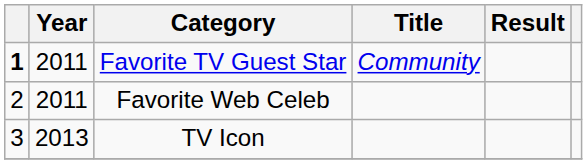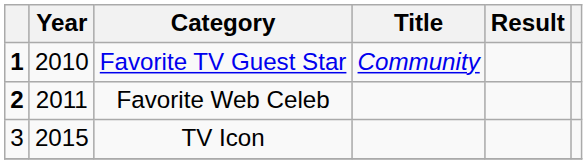(62, 61) 2011 -> (62, 61) 2010
(17, 100) normal -> (17, 100) bold
(62, 138) 2013 -> (62, 138) 2015
